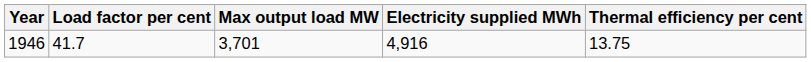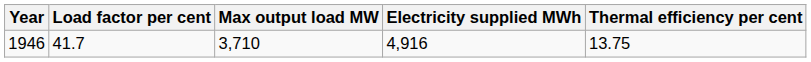(239, 43) 3,701 -> (239, 43) 3,710
